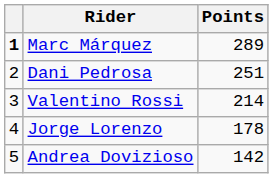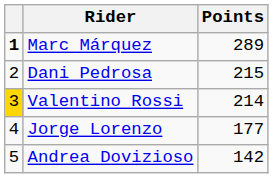(248, 75) 251 -> (248, 75) 215
(14, 103) no background -> (14, 103) gold background
(248, 131) 178 -> (248, 131) 177
